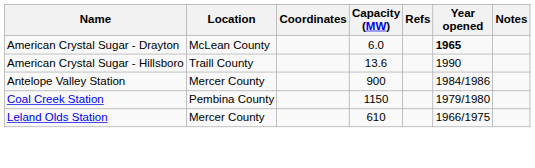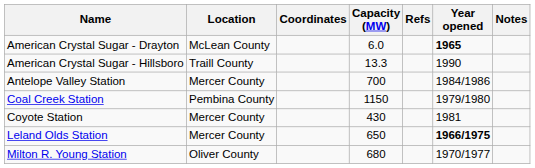(376, 63) 13.6 -> (376, 63) 13.3
(376, 81) 900 -> (376, 81) 700
+ row: (45, 117)
(376, 117) 610 -> (376, 136) 650
(463, 117) normal -> (463, 136) bold
+ row: (67, 154)
